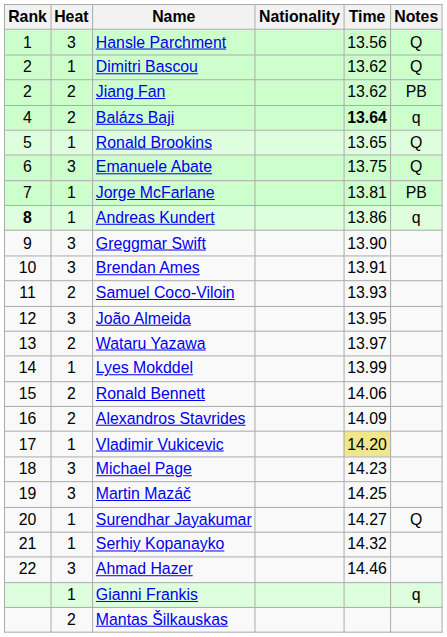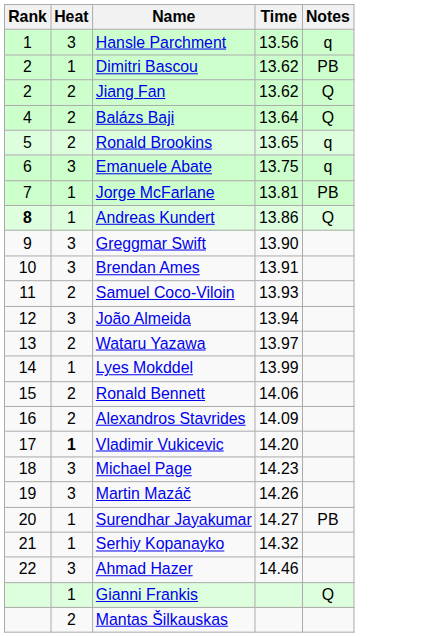- column: (299, 17)
(416, 42) Q -> (328, 42) q
(416, 67) Q -> (328, 67) PB
(416, 92) PB -> (328, 92) Q
(367, 117) bold -> (279, 117) normal
(416, 117) q -> (328, 117) Q
(71, 142) 1 -> (71, 142) 2
(416, 142) Q -> (328, 142) q
(416, 167) Q -> (328, 167) q
(416, 218) q -> (328, 218) Q
(367, 318) 13.95 -> (279, 318) 13.94
(71, 444) normal -> (71, 444) bold
(367, 444) khaki background -> (279, 444) no background
(367, 494) 14.25 -> (279, 494) 14.26
(416, 519) Q -> (328, 519) PB
(416, 594) q -> (328, 594) Q
